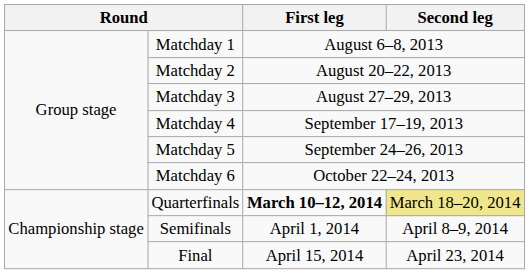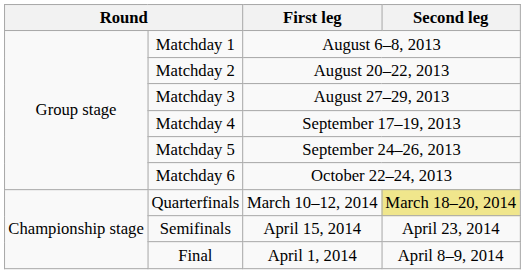(314, 202) bold -> (312, 202) normal
(314, 228) April 1, 2014 -> (312, 228) April 15, 2014
(455, 228) April 8–9, 2014 -> (451, 228) April 23, 2014
(314, 255) April 15, 2014 -> (312, 255) April 1, 2014
(455, 255) April 23, 2014 -> (451, 255) April 8–9, 2014
